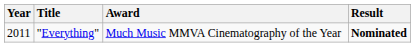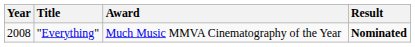(19, 32) 2011 -> (19, 32) 2008
